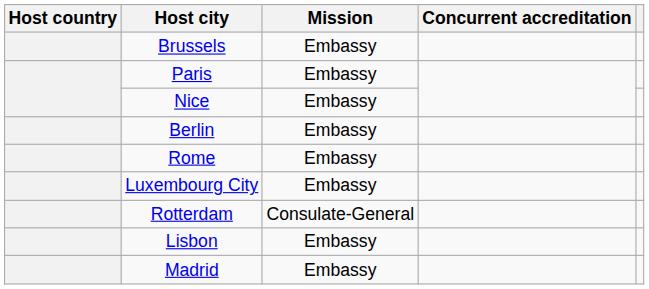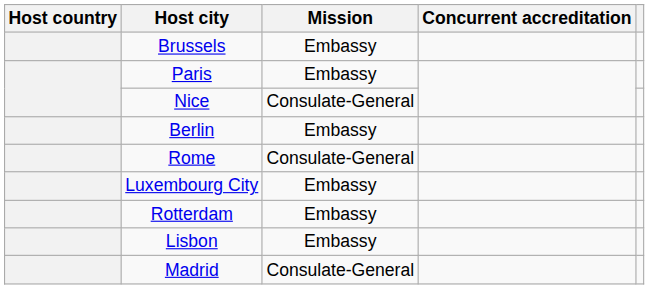(340, 102) Embassy -> (340, 102) Consulate-General
(340, 158) Embassy -> (340, 158) Consulate-General
(340, 213) Consulate-General -> (340, 213) Embassy
(340, 269) Embassy -> (340, 269) Consulate-General
